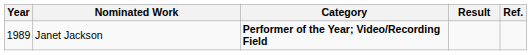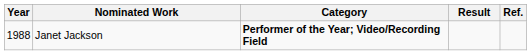(19, 35) 1989 -> (19, 35) 1988
